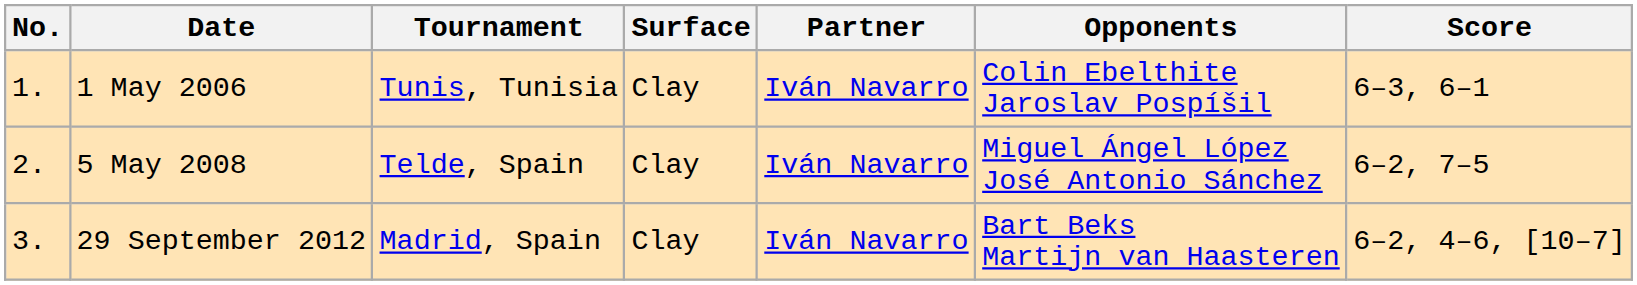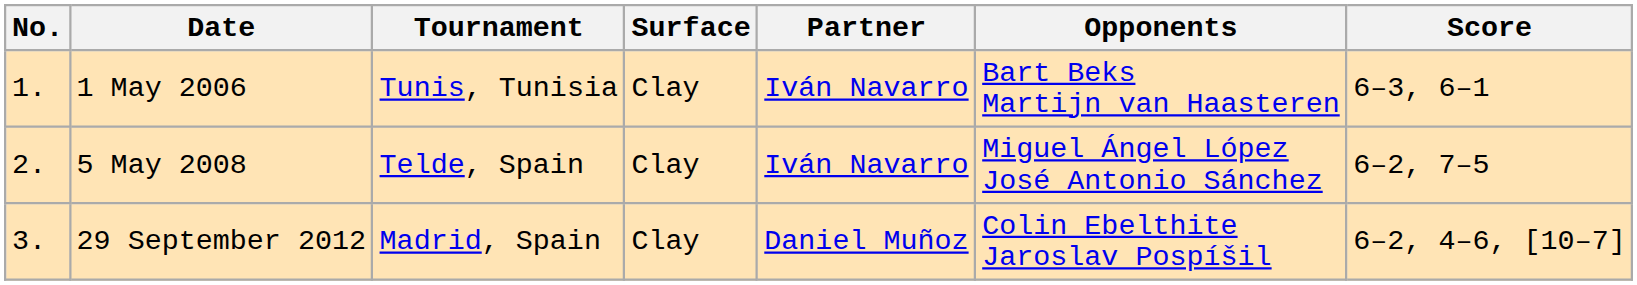(1127, 88) Colin Ebelthite Jaroslav Pospíšil -> (1161, 88) Bart Beks Martijn van Haasteren
(866, 241) Iván Navarro -> (866, 241) Daniel Muñoz
(1161, 241) Bart Beks Martijn van Haasteren -> (1127, 241) Colin Ebelthite Jaroslav Pospíšil
